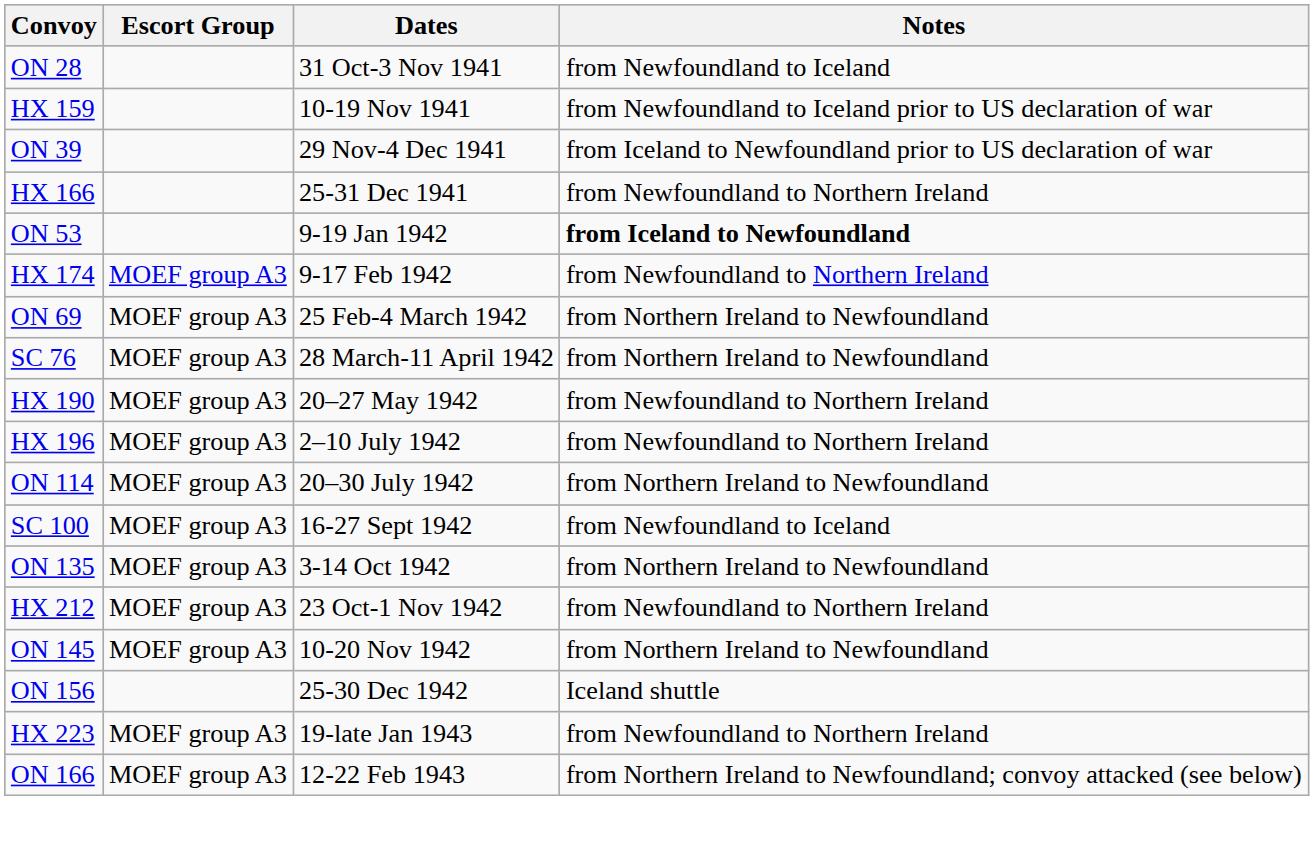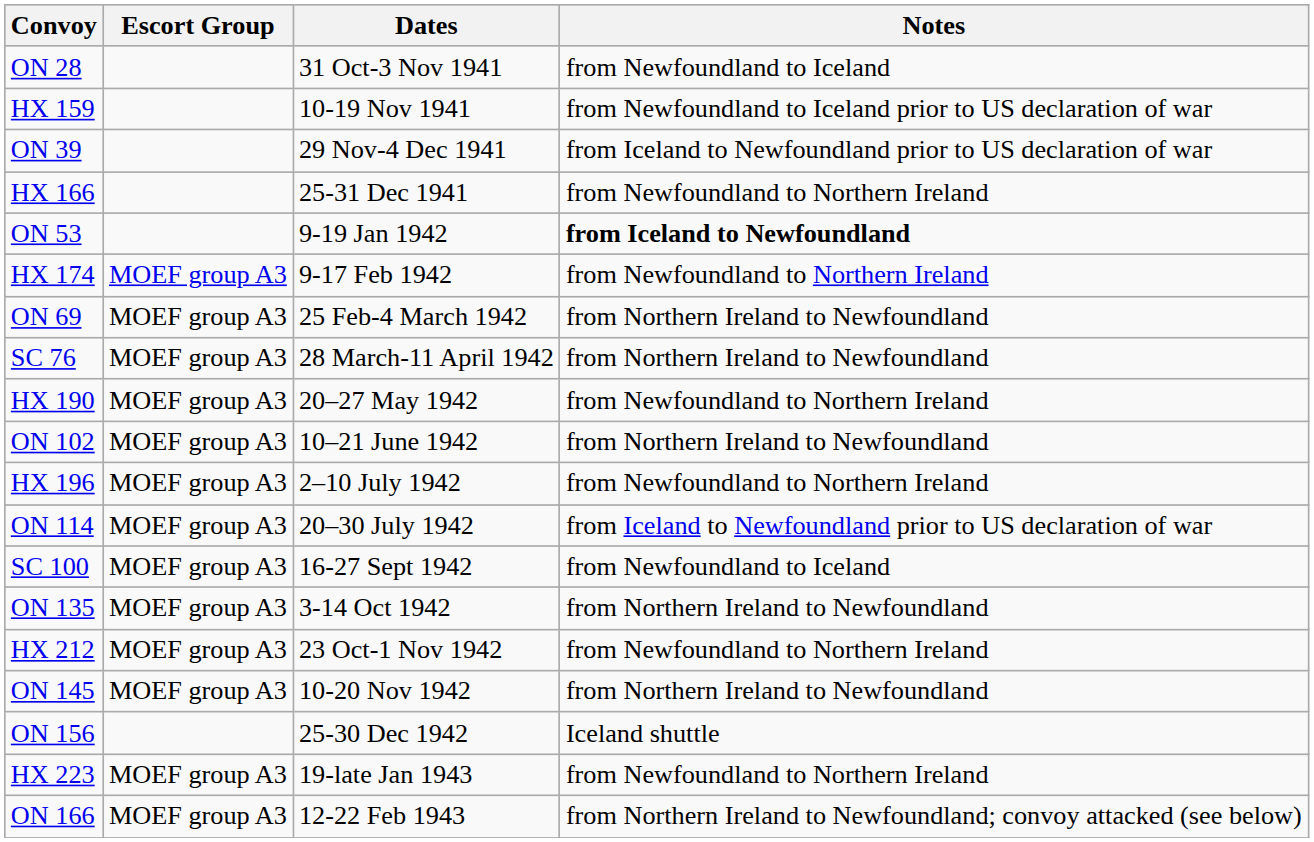+ row: (53, 441)
(777, 483) from Northern Ireland to Newfoundland -> (889, 524) from Iceland to Newfoundland prior to US declaration of war
